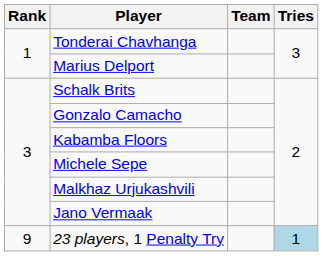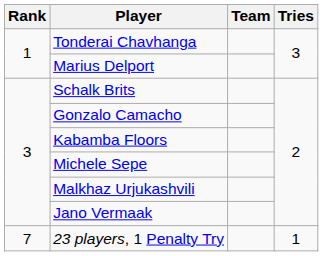(27, 238) 9 -> (27, 238) 7
(296, 238) lightblue background -> (296, 238) no background
